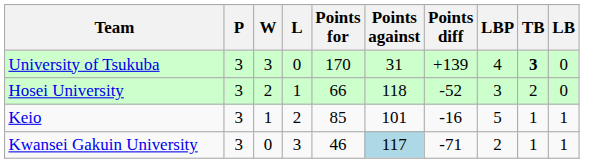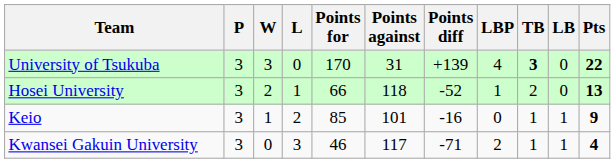+ column: (594, 27)
(498, 90) 3 -> (498, 90) 1
(498, 117) 5 -> (498, 117) 0
(394, 144) lightblue background -> (394, 144) no background
